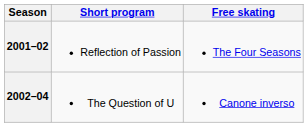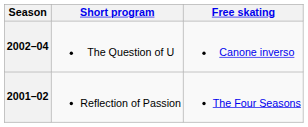rows swapped: (28, 97) <-> (28, 46)
